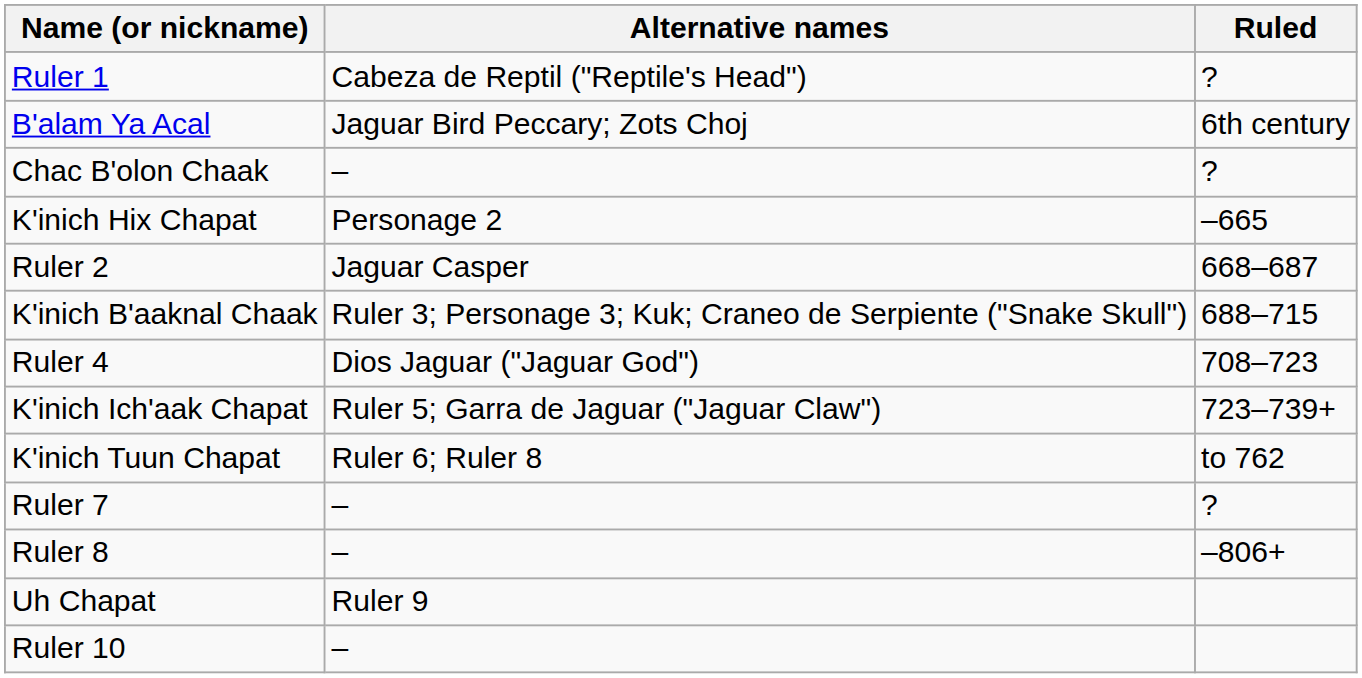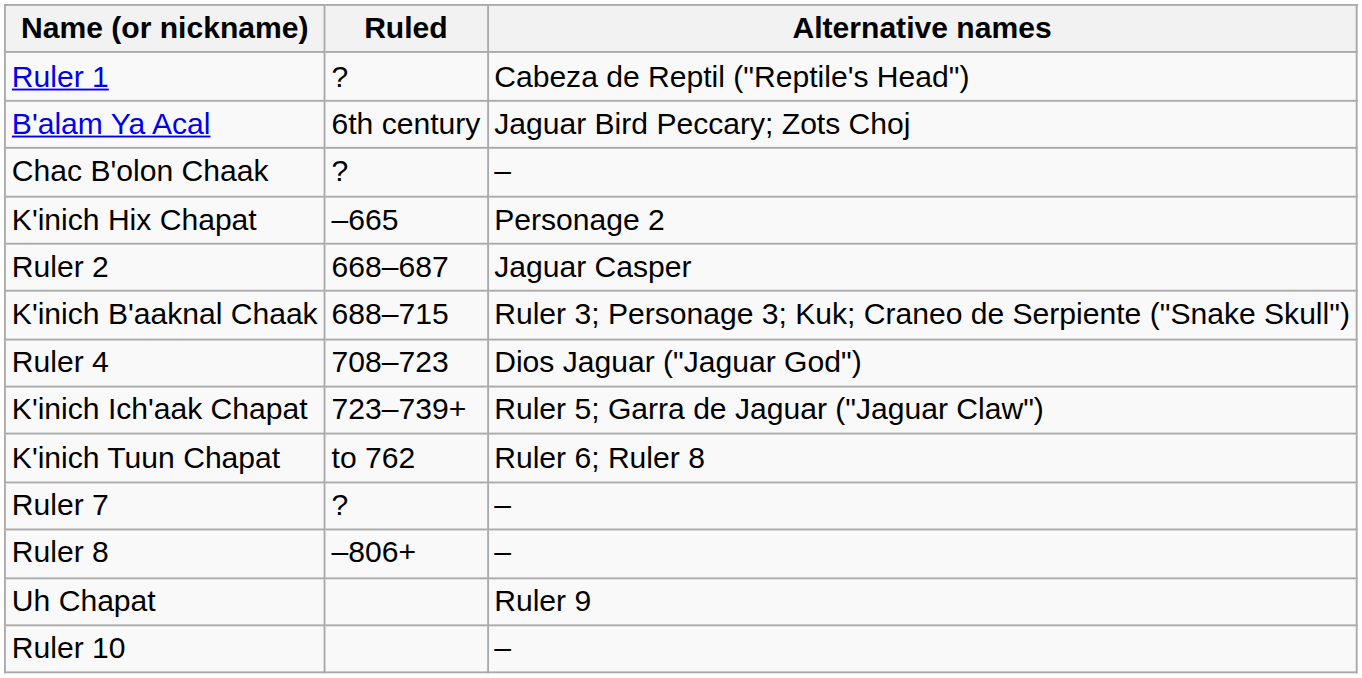columns swapped: (1276, 28) <-> (759, 28)
